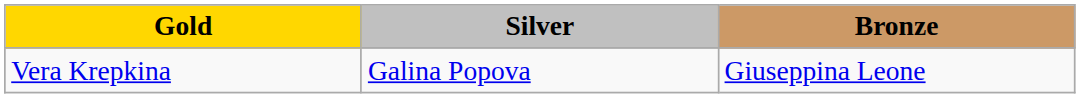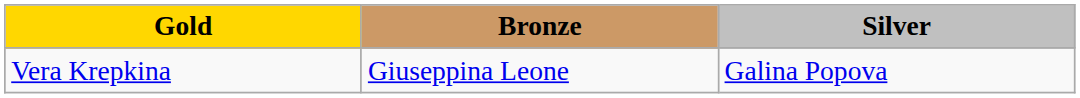columns swapped: (540, 26) <-> (897, 26)
